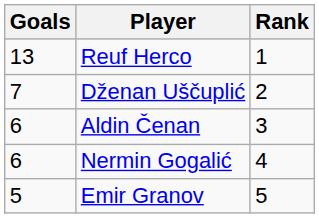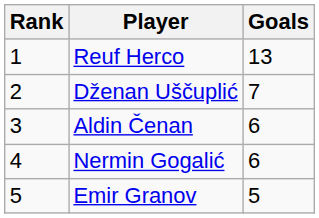columns swapped: (282, 21) <-> (40, 21)
